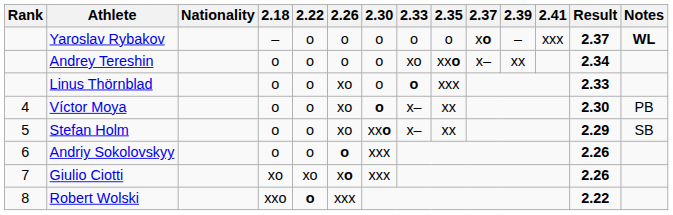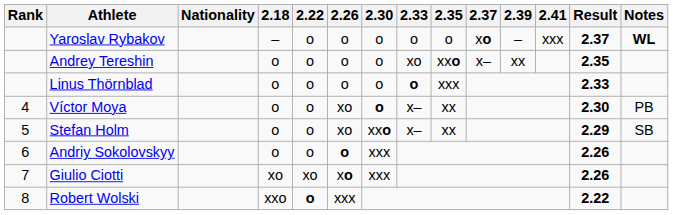(595, 61) 2.34 -> (595, 61) 2.35
(345, 84) xo -> (345, 84) o
